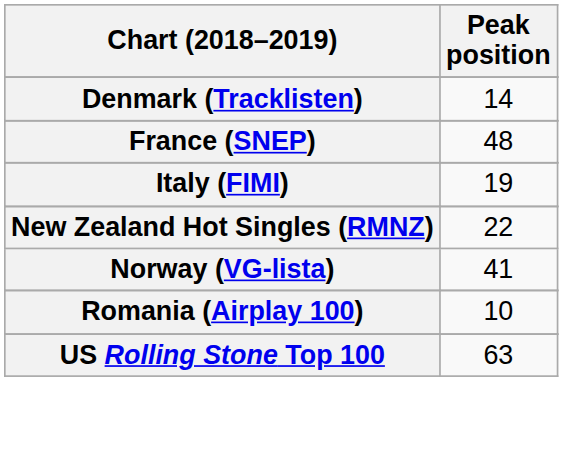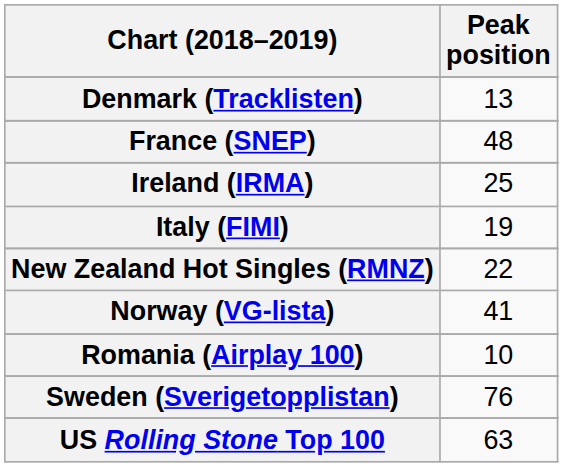(498, 98) 14 -> (498, 98) 13
+ row: (222, 183)
+ row: (222, 397)
